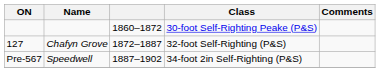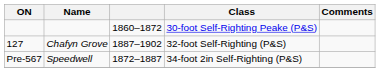(137, 43) 1872–1887 -> (137, 43) 1887–1902
(137, 59) 1887–1902 -> (137, 59) 1872–1887
